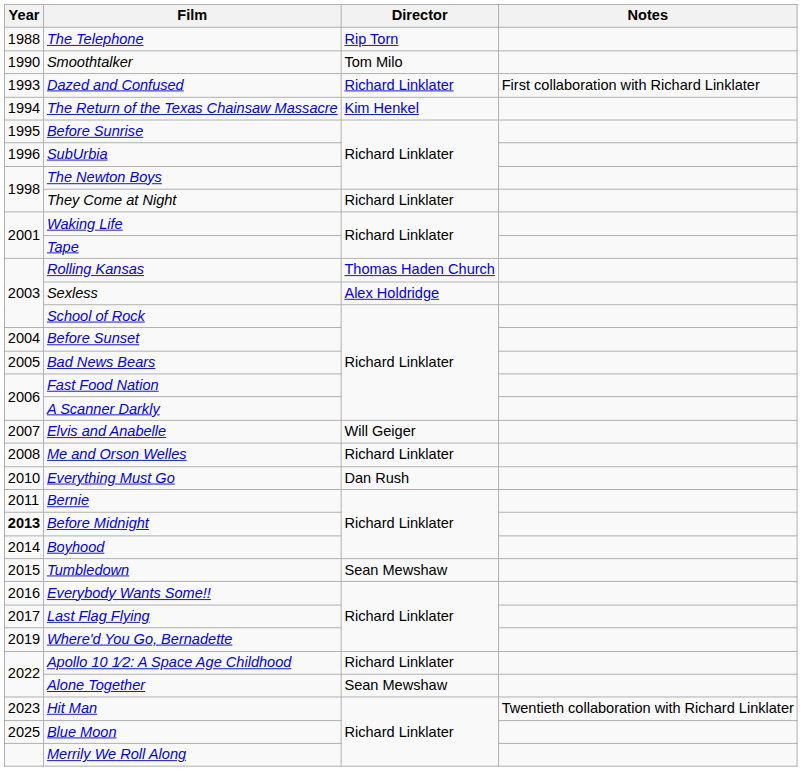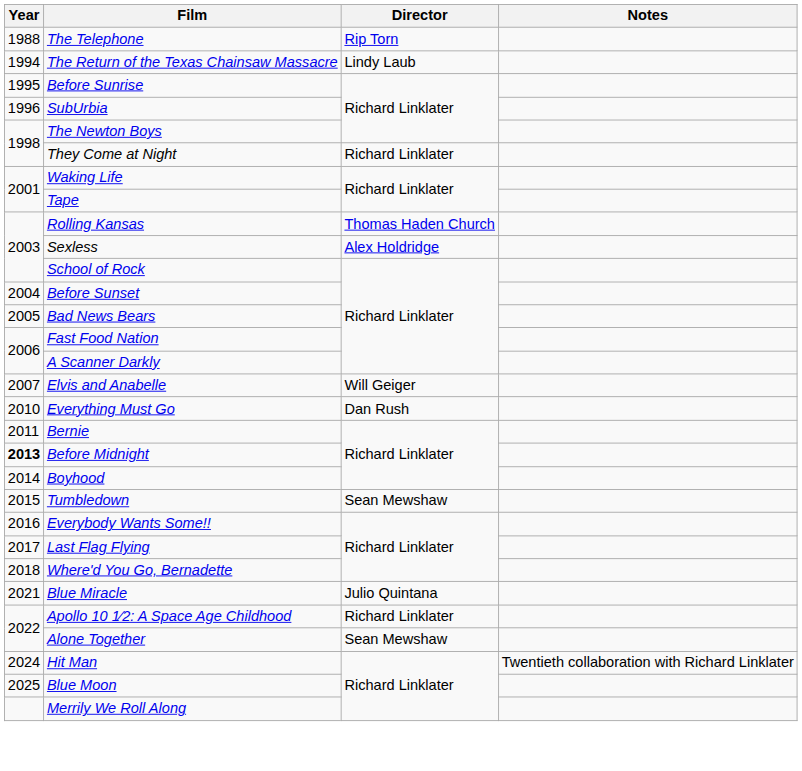- row: (90, 62)
- row: (115, 85)
(382, 108) Kim Henkel -> (380, 62) Lindy Laub
- row: (117, 454)
(24, 639) 2019 -> (24, 570) 2018
+ row: (87, 593)
(24, 708) 2023 -> (24, 662) 2024
